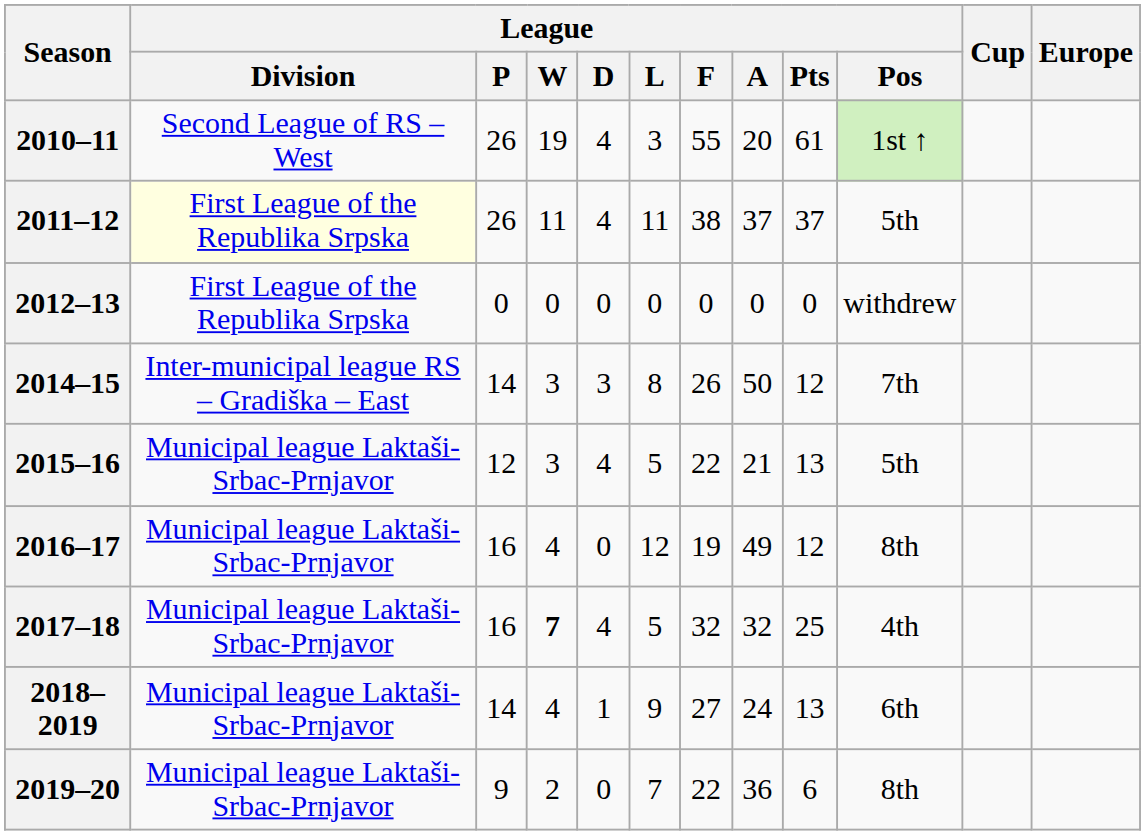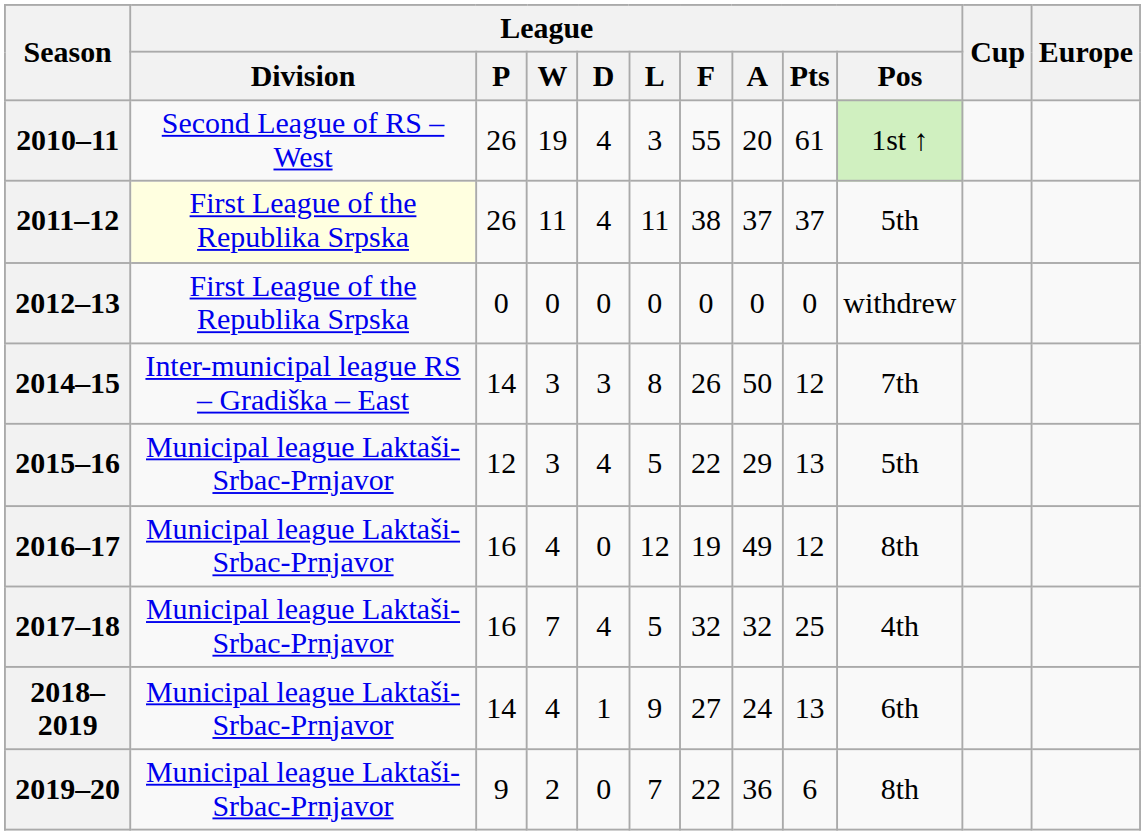(757, 464) 21 -> (757, 464) 29
(552, 626) bold -> (552, 626) normal
